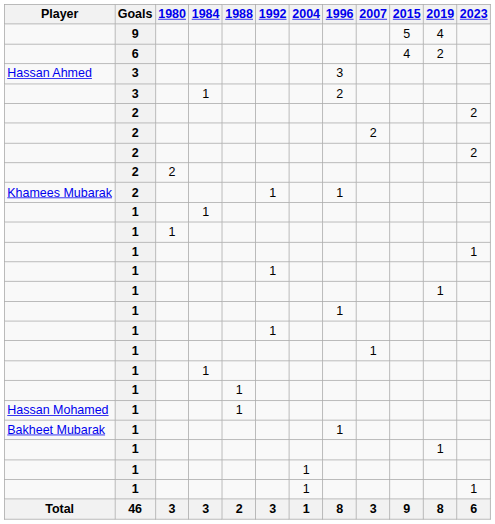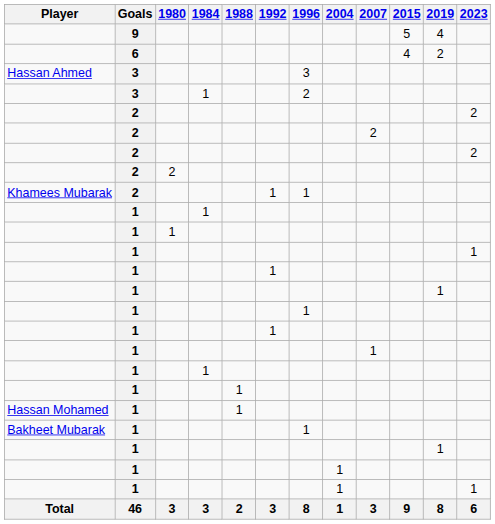columns swapped: (340, 14) <-> (306, 14)
